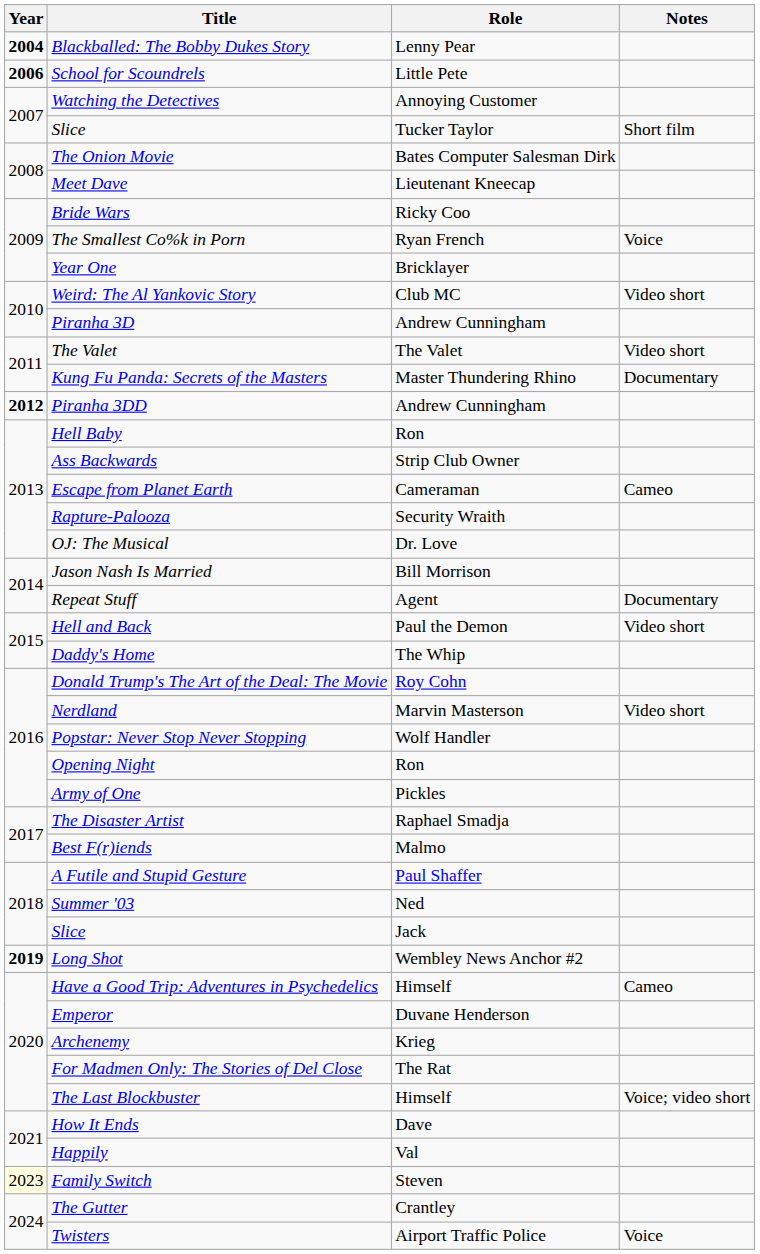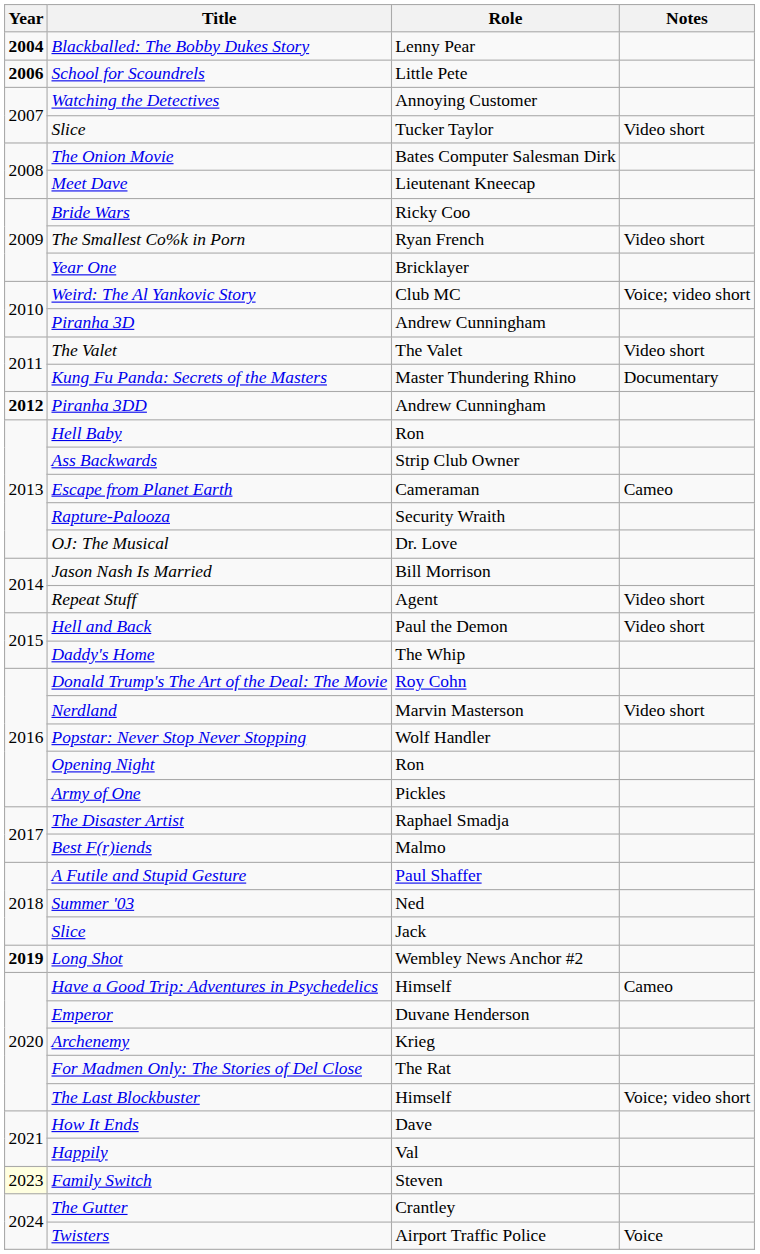(659, 128) Short film -> (664, 128) Video short
(643, 239) Voice -> (664, 239) Video short
(664, 294) Video short -> (687, 294) Voice; video short
(671, 599) Documentary -> (664, 599) Video short
